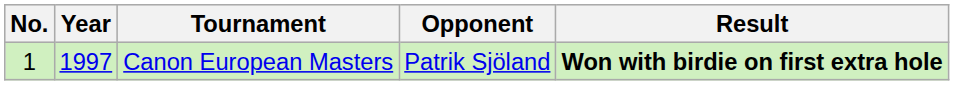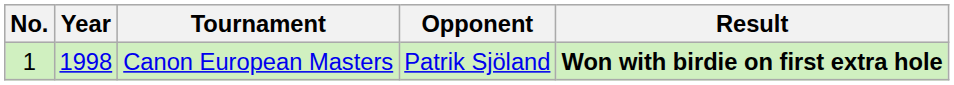(86, 61) 1997 -> (86, 61) 1998
